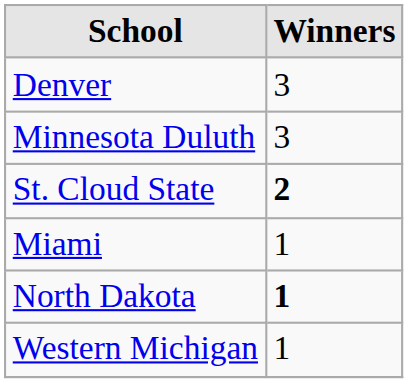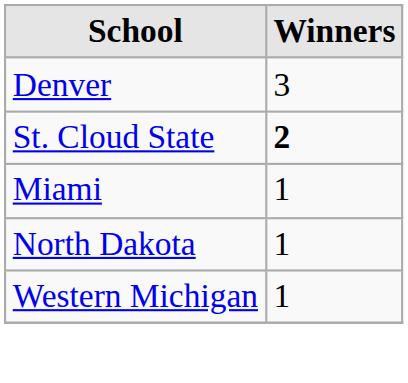- row: (134, 137)
(282, 296) bold -> (282, 243) normal
